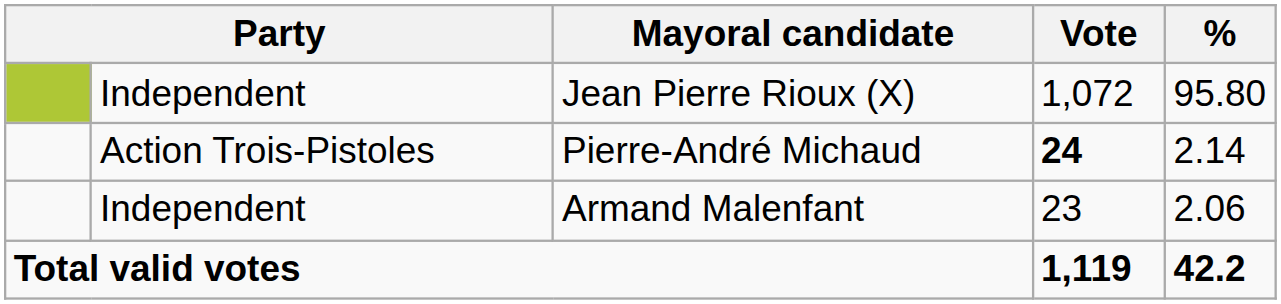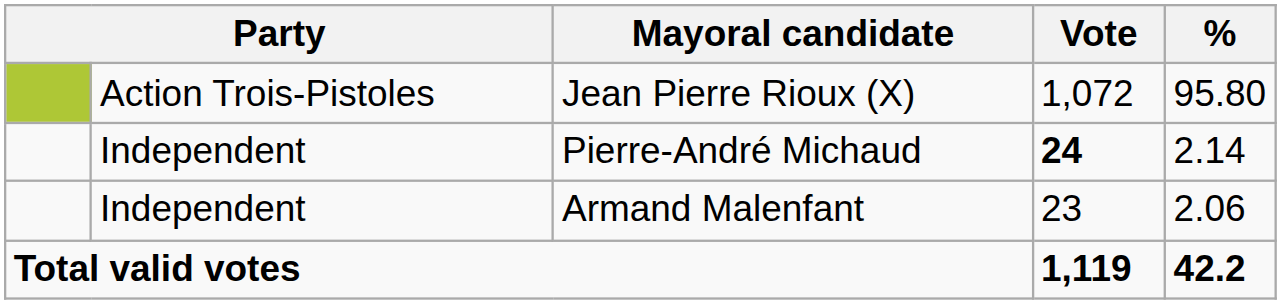(203, 92) Independent -> (267, 92) Action Trois-Pistoles
(267, 151) Action Trois-Pistoles -> (203, 151) Independent
